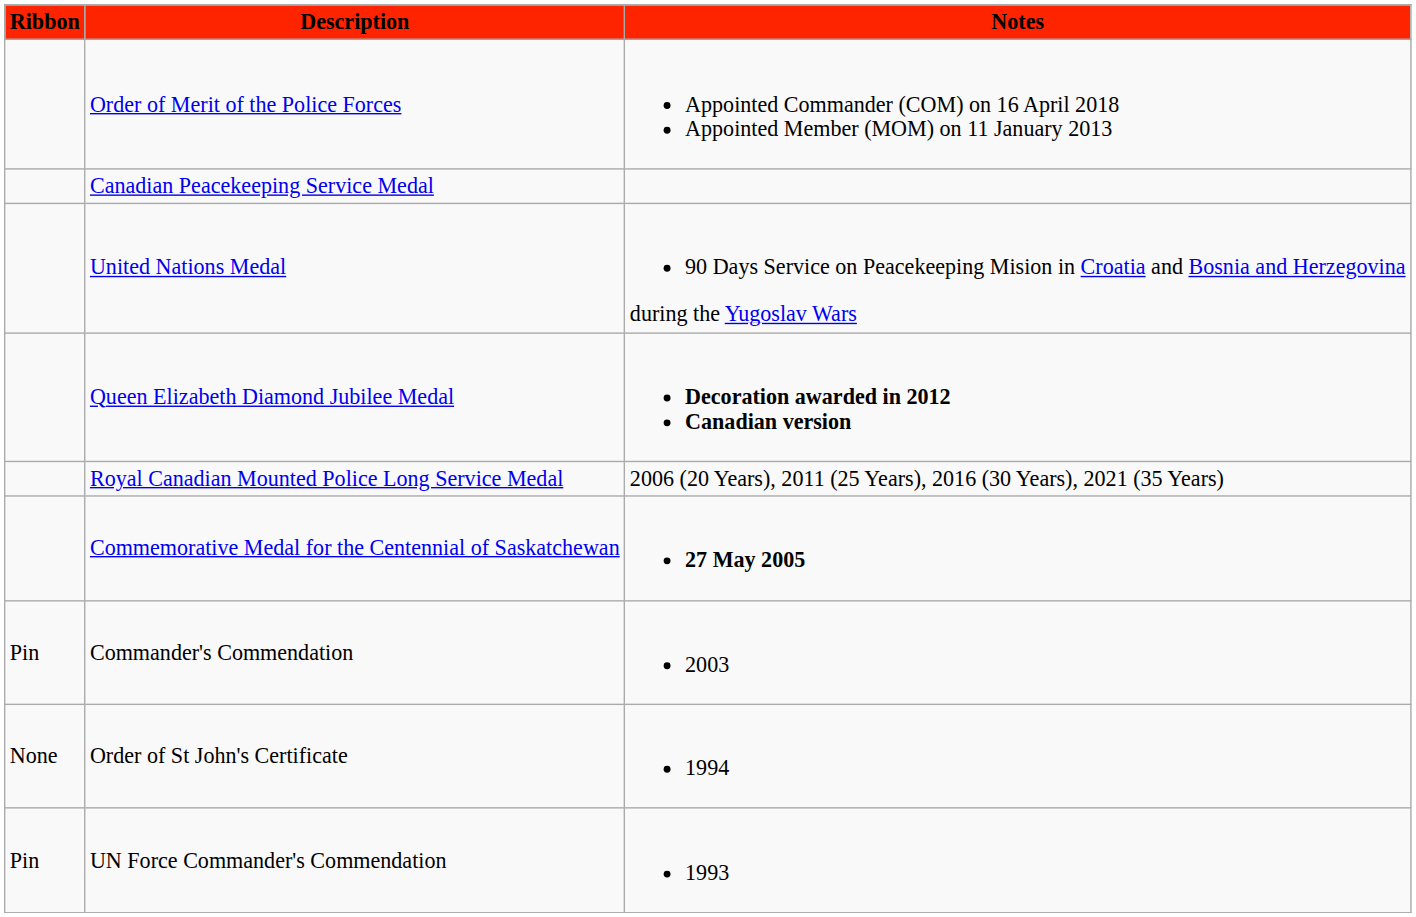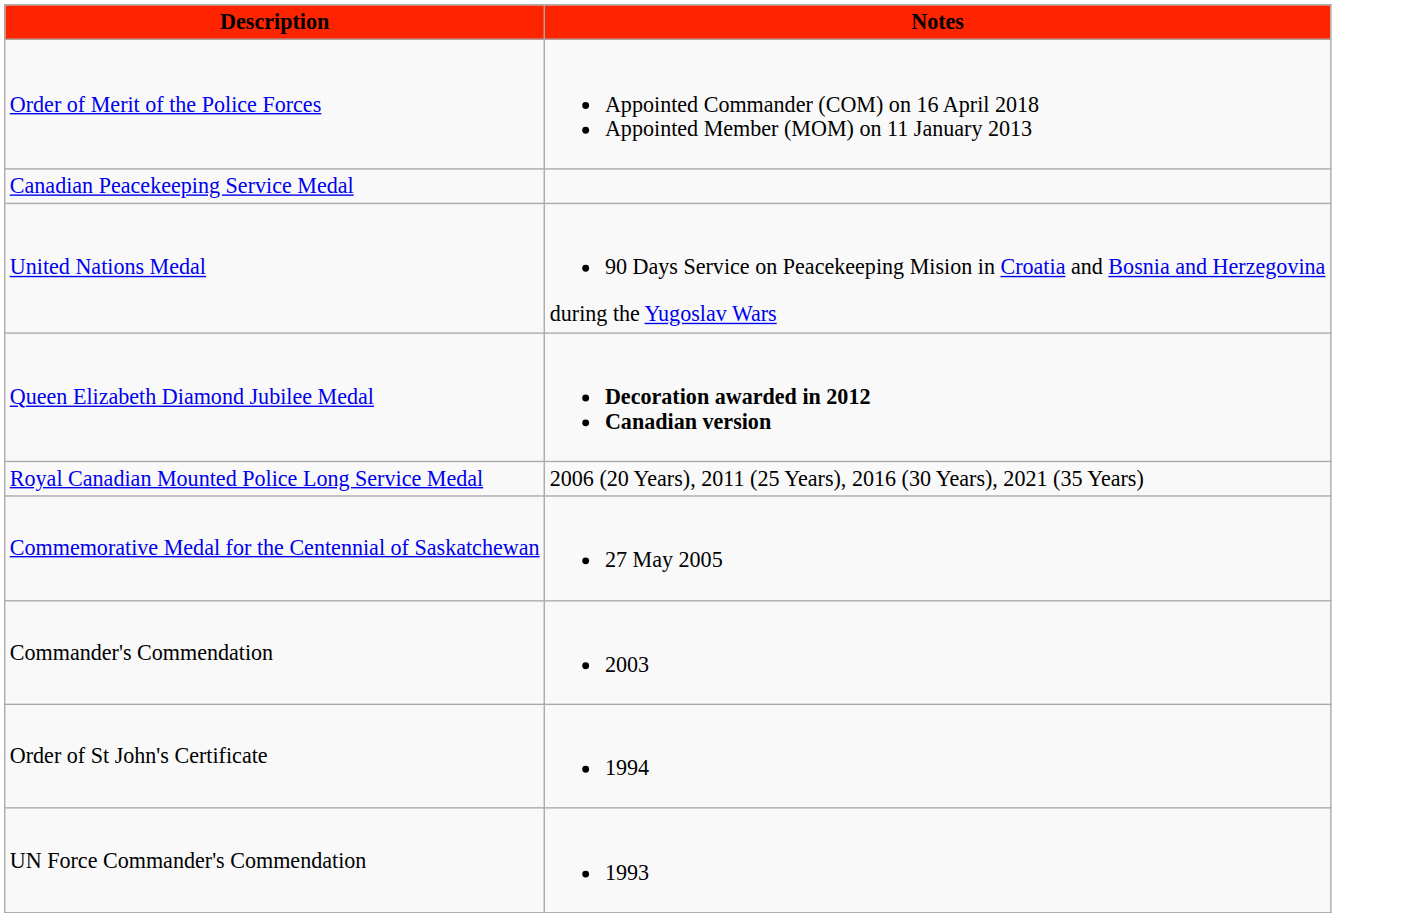- column: (45, 22)
(1018, 561) bold -> (938, 561) normal
